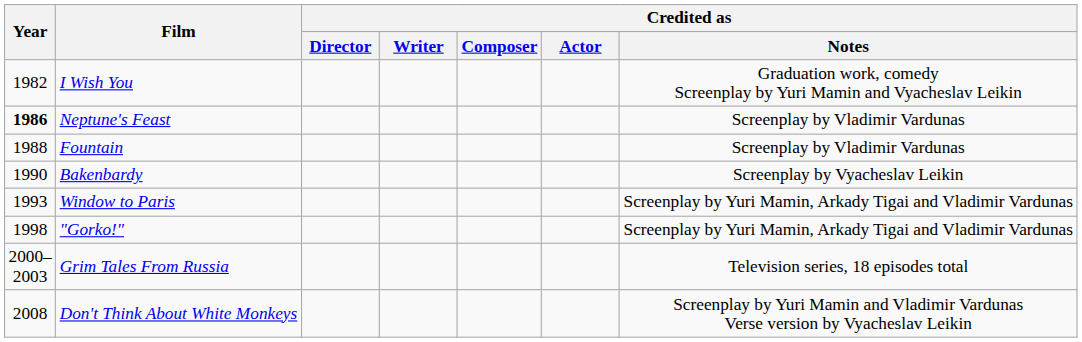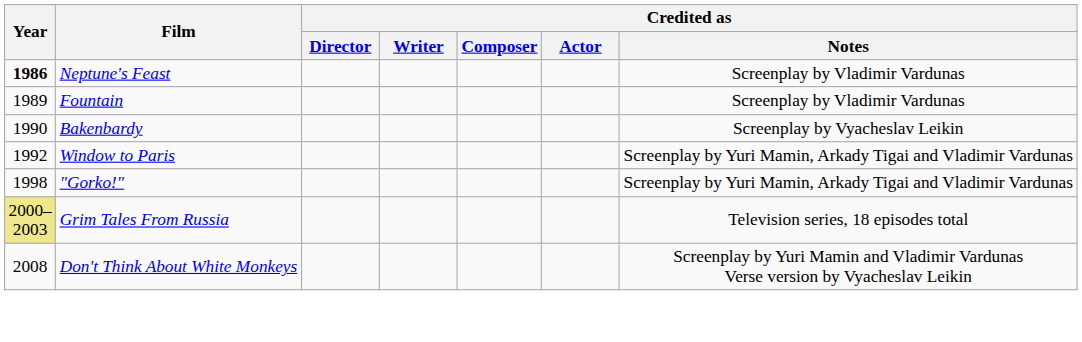- row: (96, 82)
(30, 147) 1988 -> (30, 100) 1989
(30, 202) 1993 -> (30, 155) 1992
(30, 266) no background -> (30, 219) khaki background
